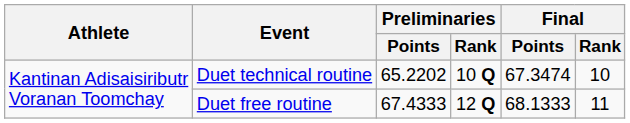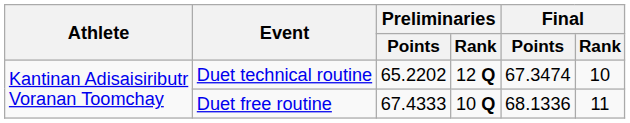(476, 75) 10 Q -> (476, 75) 12 Q
(476, 104) 12 Q -> (476, 104) 10 Q
(538, 104) 68.1333 -> (538, 104) 68.1336
